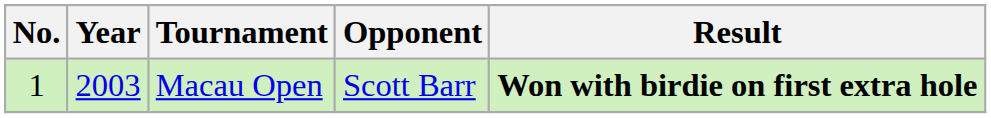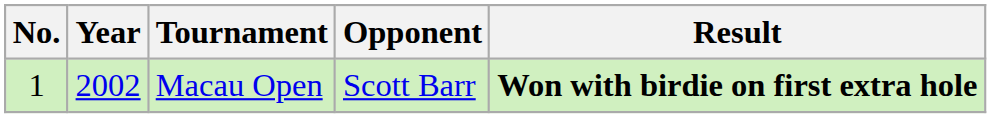(108, 85) 2003 -> (108, 85) 2002
